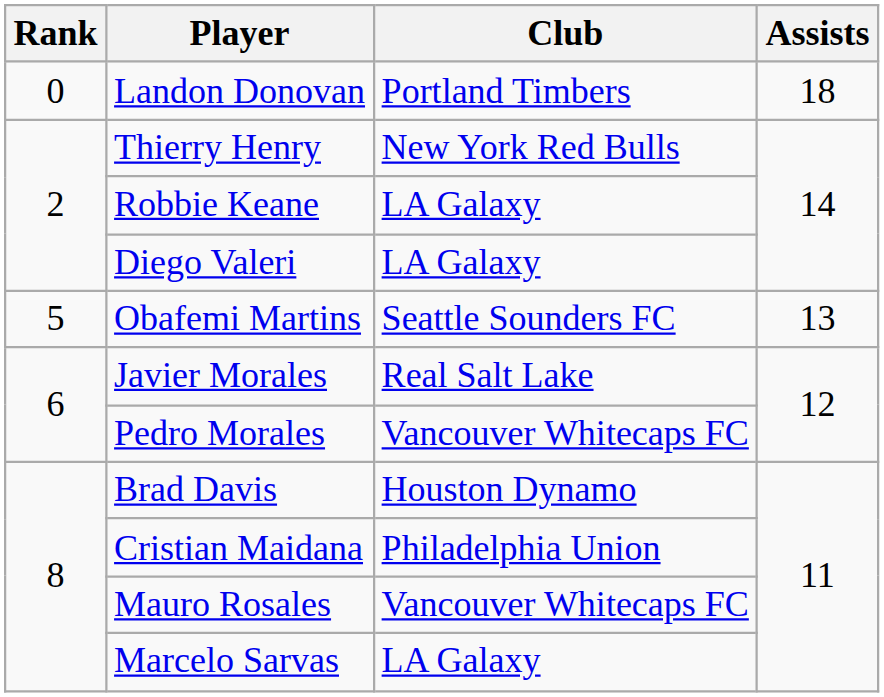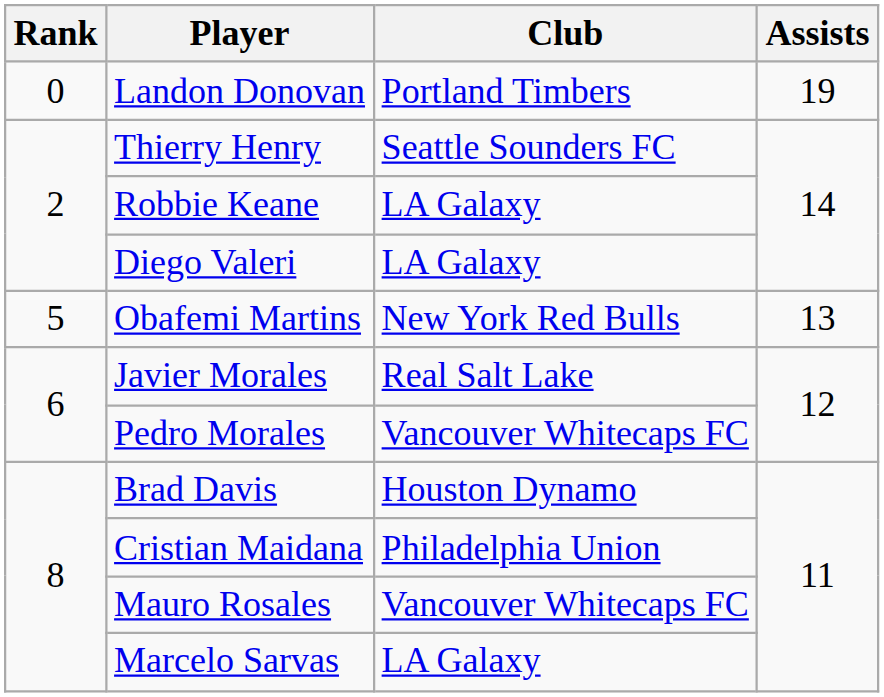(817, 90) 18 -> (817, 90) 19
(531, 147) New York Red Bulls -> (529, 147) Seattle Sounders FC
(529, 318) Seattle Sounders FC -> (531, 318) New York Red Bulls
